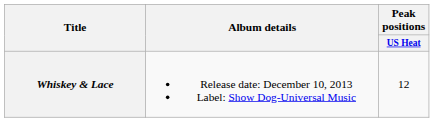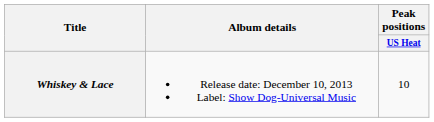(404, 84) 12 -> (404, 84) 10
